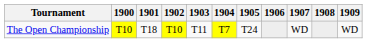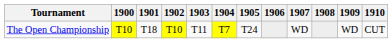+ column: (375, 13)
